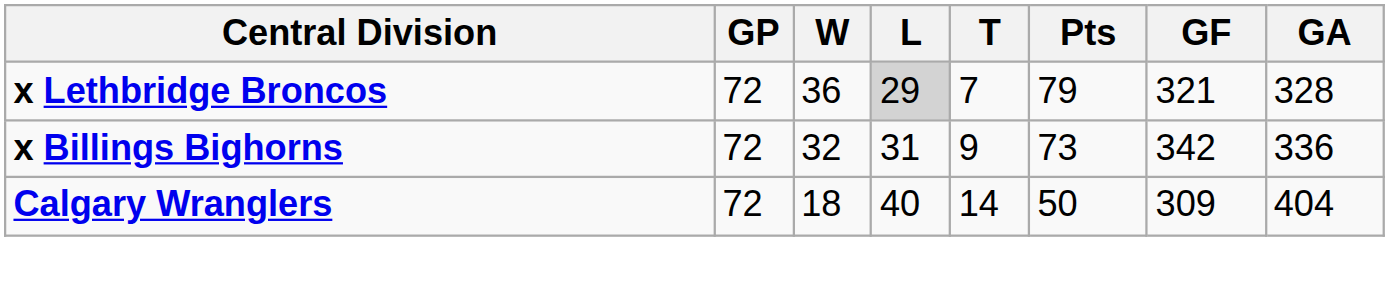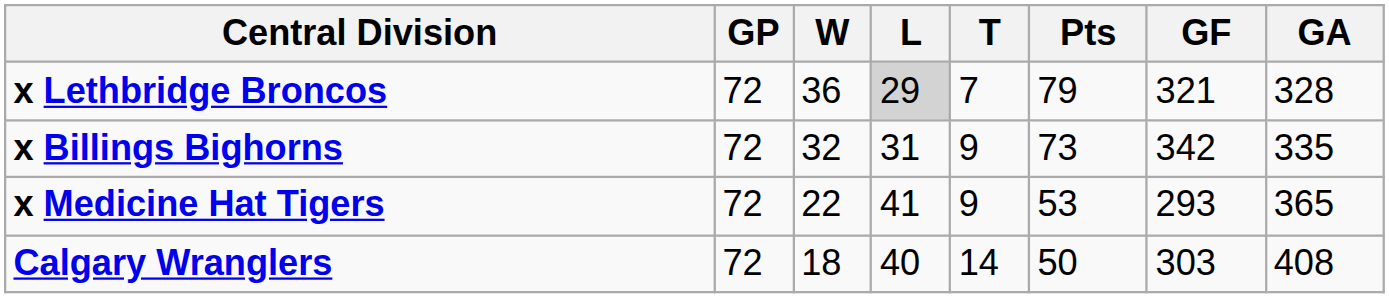(1304, 147) 336 -> (1304, 147) 335
+ row: (199, 205)
(1186, 205) 309 -> (1186, 262) 303
(1304, 205) 404 -> (1304, 262) 408
